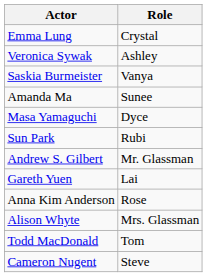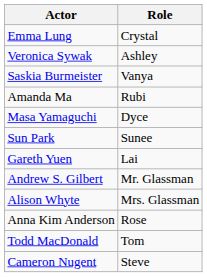(136, 96) Sunee -> (133, 96) Rubi
(133, 138) Rubi -> (136, 138) Sunee
rows swapped: (40, 179) <-> (55, 158)
rows swapped: (43, 220) <-> (61, 199)
